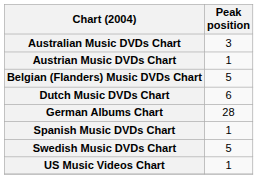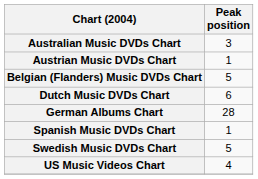(229, 165) 1 -> (229, 165) 4
